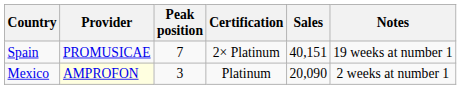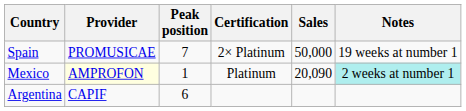(308, 52) 40,151 -> (313, 52) 50,000
(180, 73) 3 -> (185, 73) 1
(393, 73) no background -> (398, 73) paleturquoise background
+ row: (35, 95)
